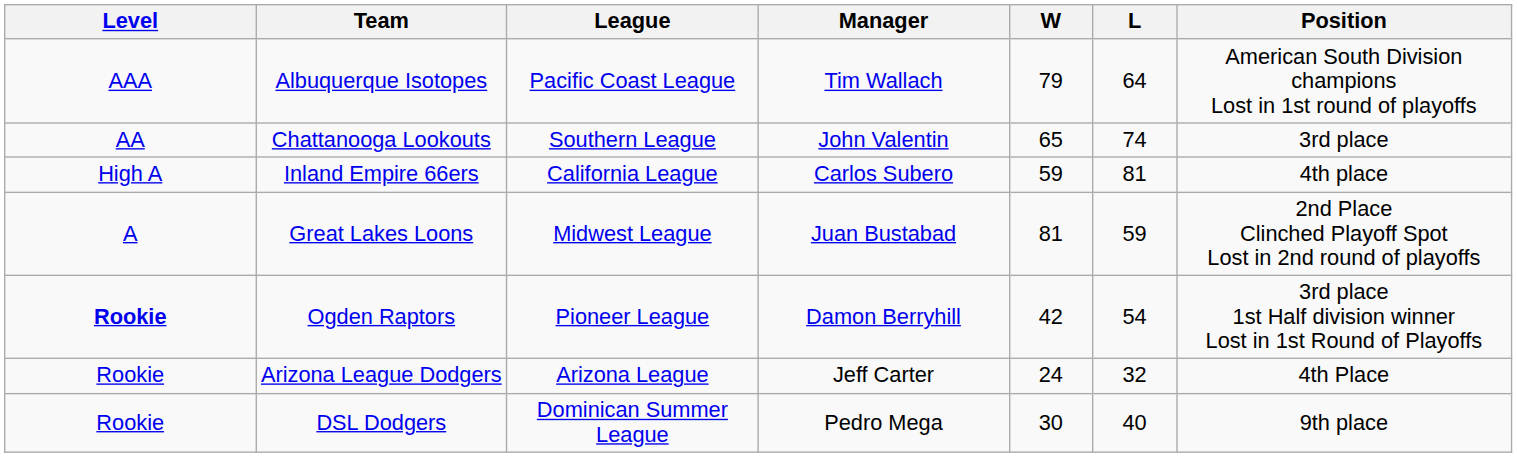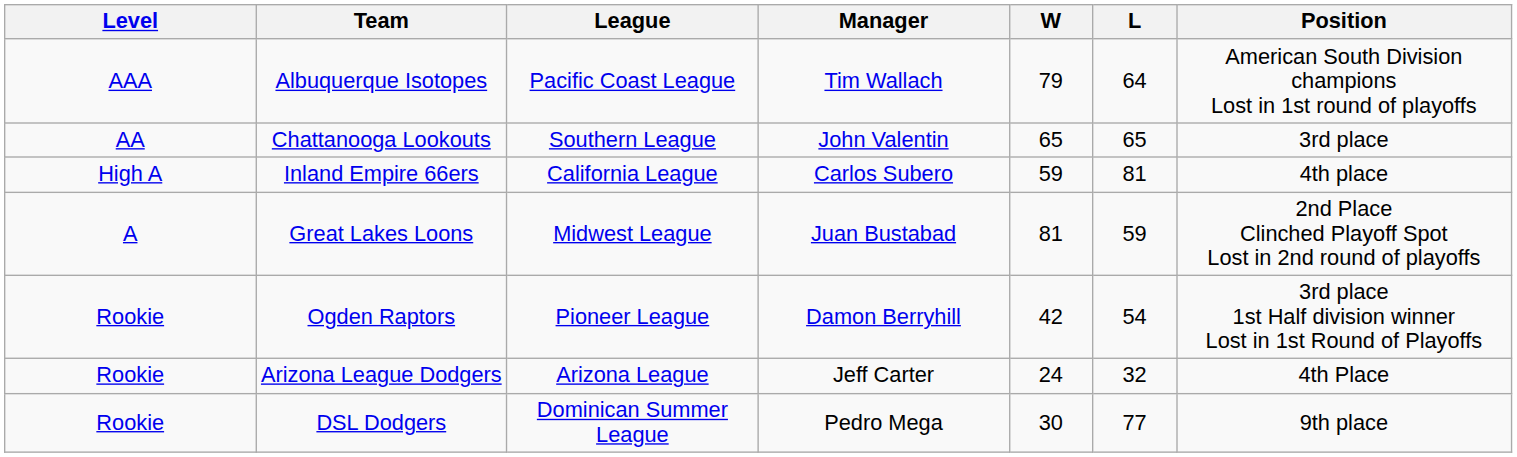(1135, 139) 74 -> (1135, 139) 65
(130, 316) bold -> (130, 316) normal
(1135, 422) 40 -> (1135, 422) 77
